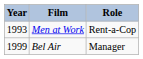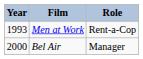(17, 46) 1999 -> (17, 46) 2000
